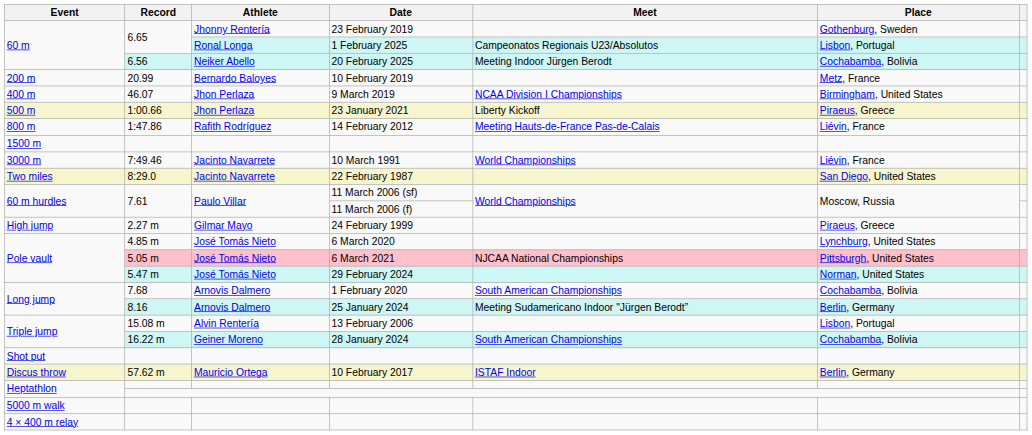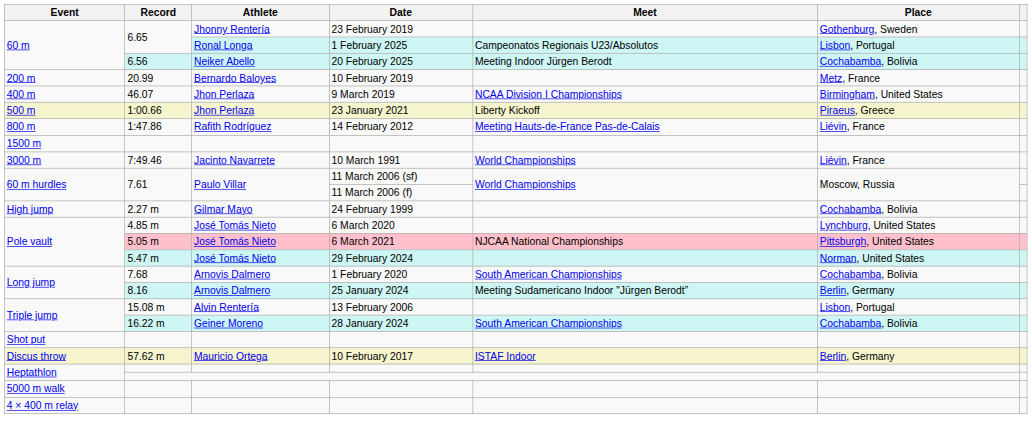- row: (30, 176)
(857, 225) Piraeus, Greece -> (869, 209) Cochabamba, Bolivia
